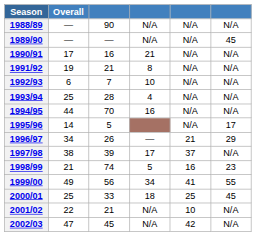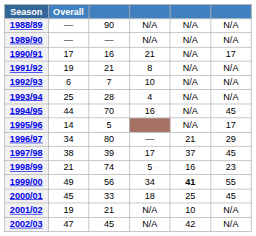(231, 40) 45 -> (231, 40) N/A
(231, 54) N/A -> (231, 54) 17
(231, 111) N/A -> (231, 111) 45
(109, 139) 26 -> (109, 139) 80
(231, 153) N/A -> (231, 153) 45
(190, 181) normal -> (190, 181) bold
(69, 196) 25 -> (69, 196) 45
(69, 210) 22 -> (69, 210) 19
